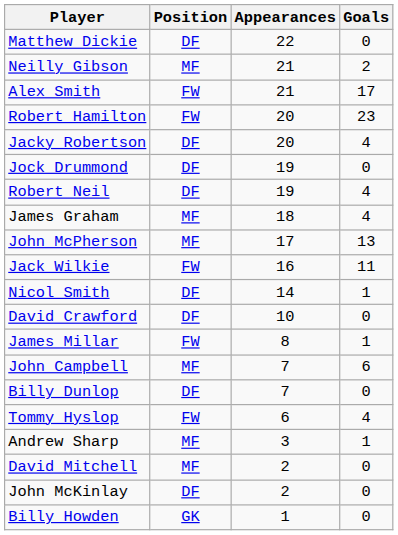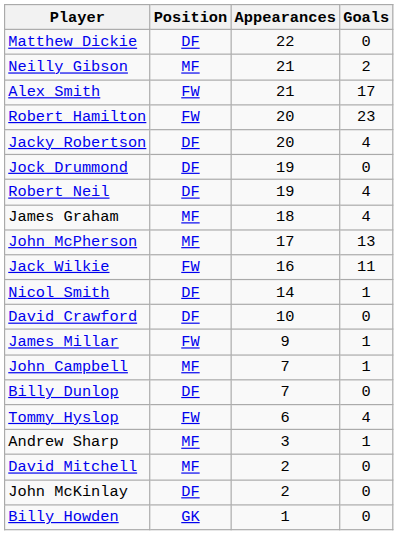(285, 342) 8 -> (285, 342) 9
(366, 367) 6 -> (366, 367) 1
